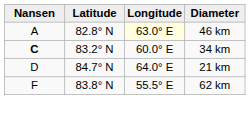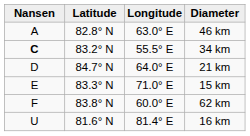(155, 31) lightyellow background -> (155, 31) no background
(155, 49) 60.0° E -> (155, 49) 55.5° E
+ row: (215, 85)
(155, 85) 55.5° E -> (155, 103) 60.0° E
+ row: (215, 121)
